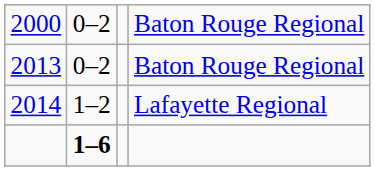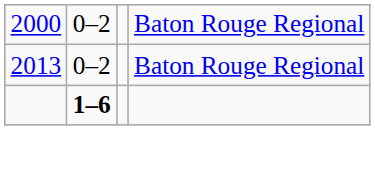- row: (36, 104)
